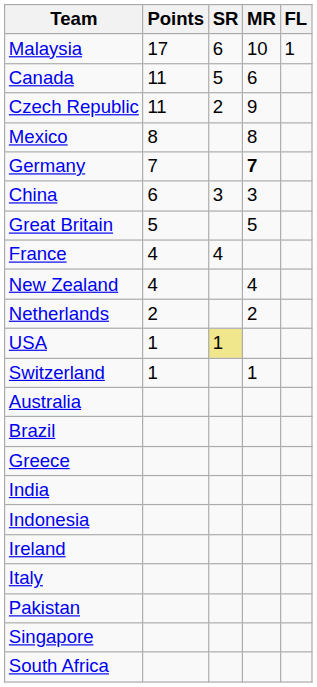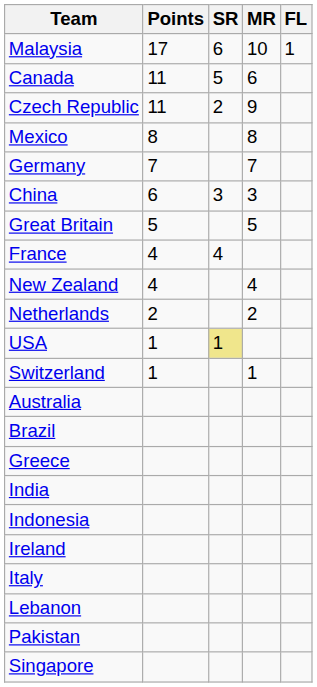(252, 166) bold -> (252, 166) normal
+ row: (45, 607)
- row: (59, 666)
